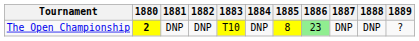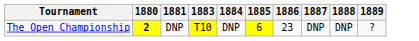- column: (203, 13)
(287, 28) 8 -> (259, 28) 6
(316, 28) lightgreen background -> (287, 28) no background
